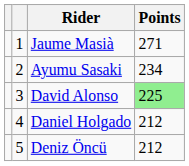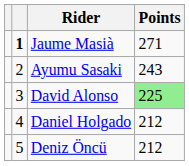(19, 43) normal -> (19, 43) bold
(150, 69) 234 -> (150, 69) 243
